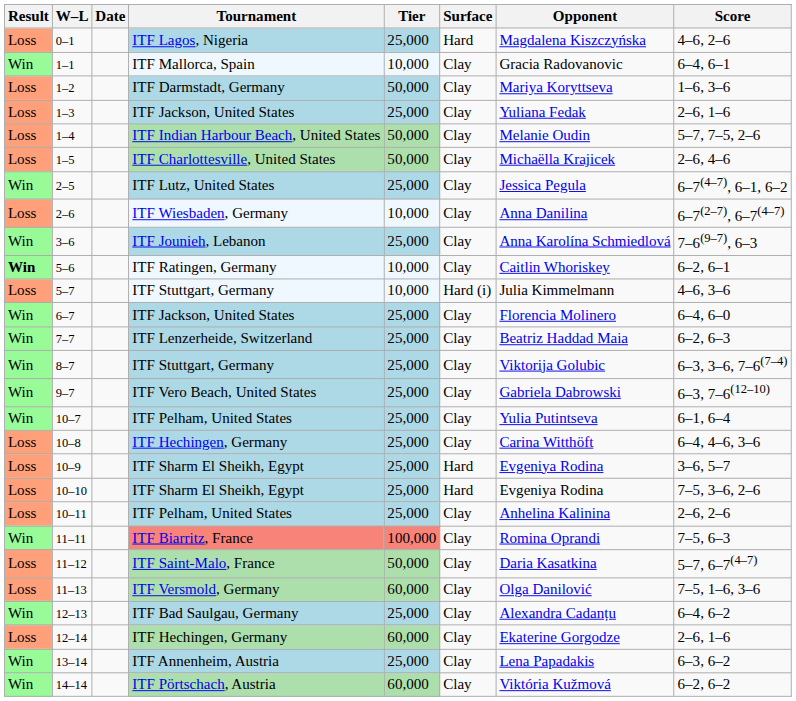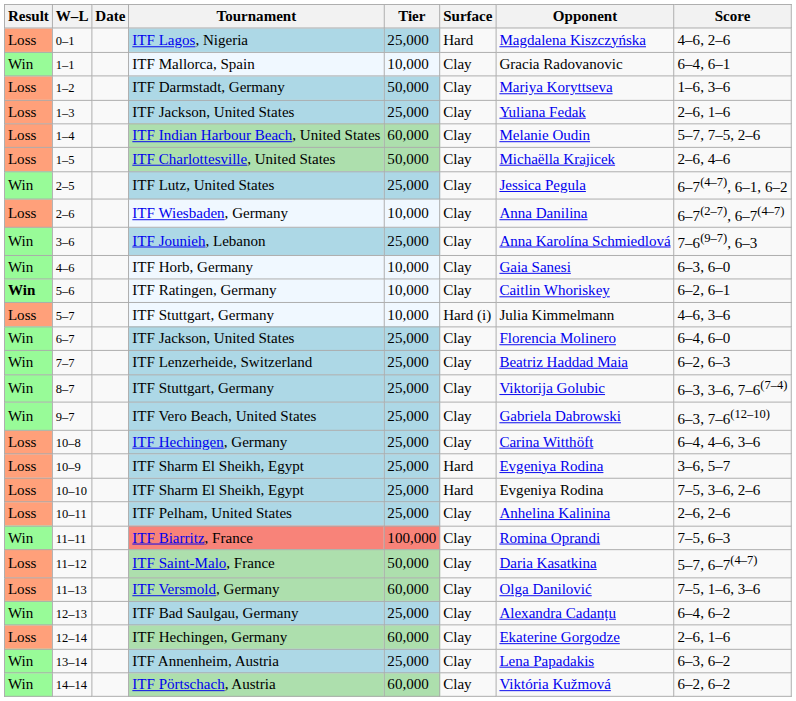(408, 135) 50,000 -> (408, 135) 60,000
+ row: (65, 268)
- row: (68, 419)
